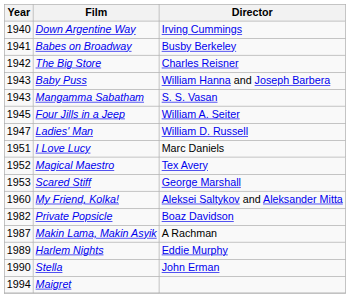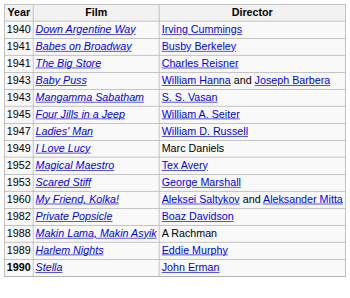(19, 64) 1942 -> (19, 64) 1941
(19, 149) 1951 -> (19, 149) 1949
(19, 234) 1987 -> (19, 234) 1988
(19, 268) normal -> (19, 268) bold
- row: (53, 285)
